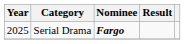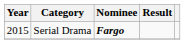(18, 30) 2025 -> (18, 30) 2015
